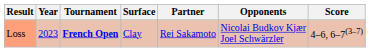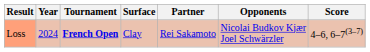(48, 33) 2023 -> (48, 33) 2024
